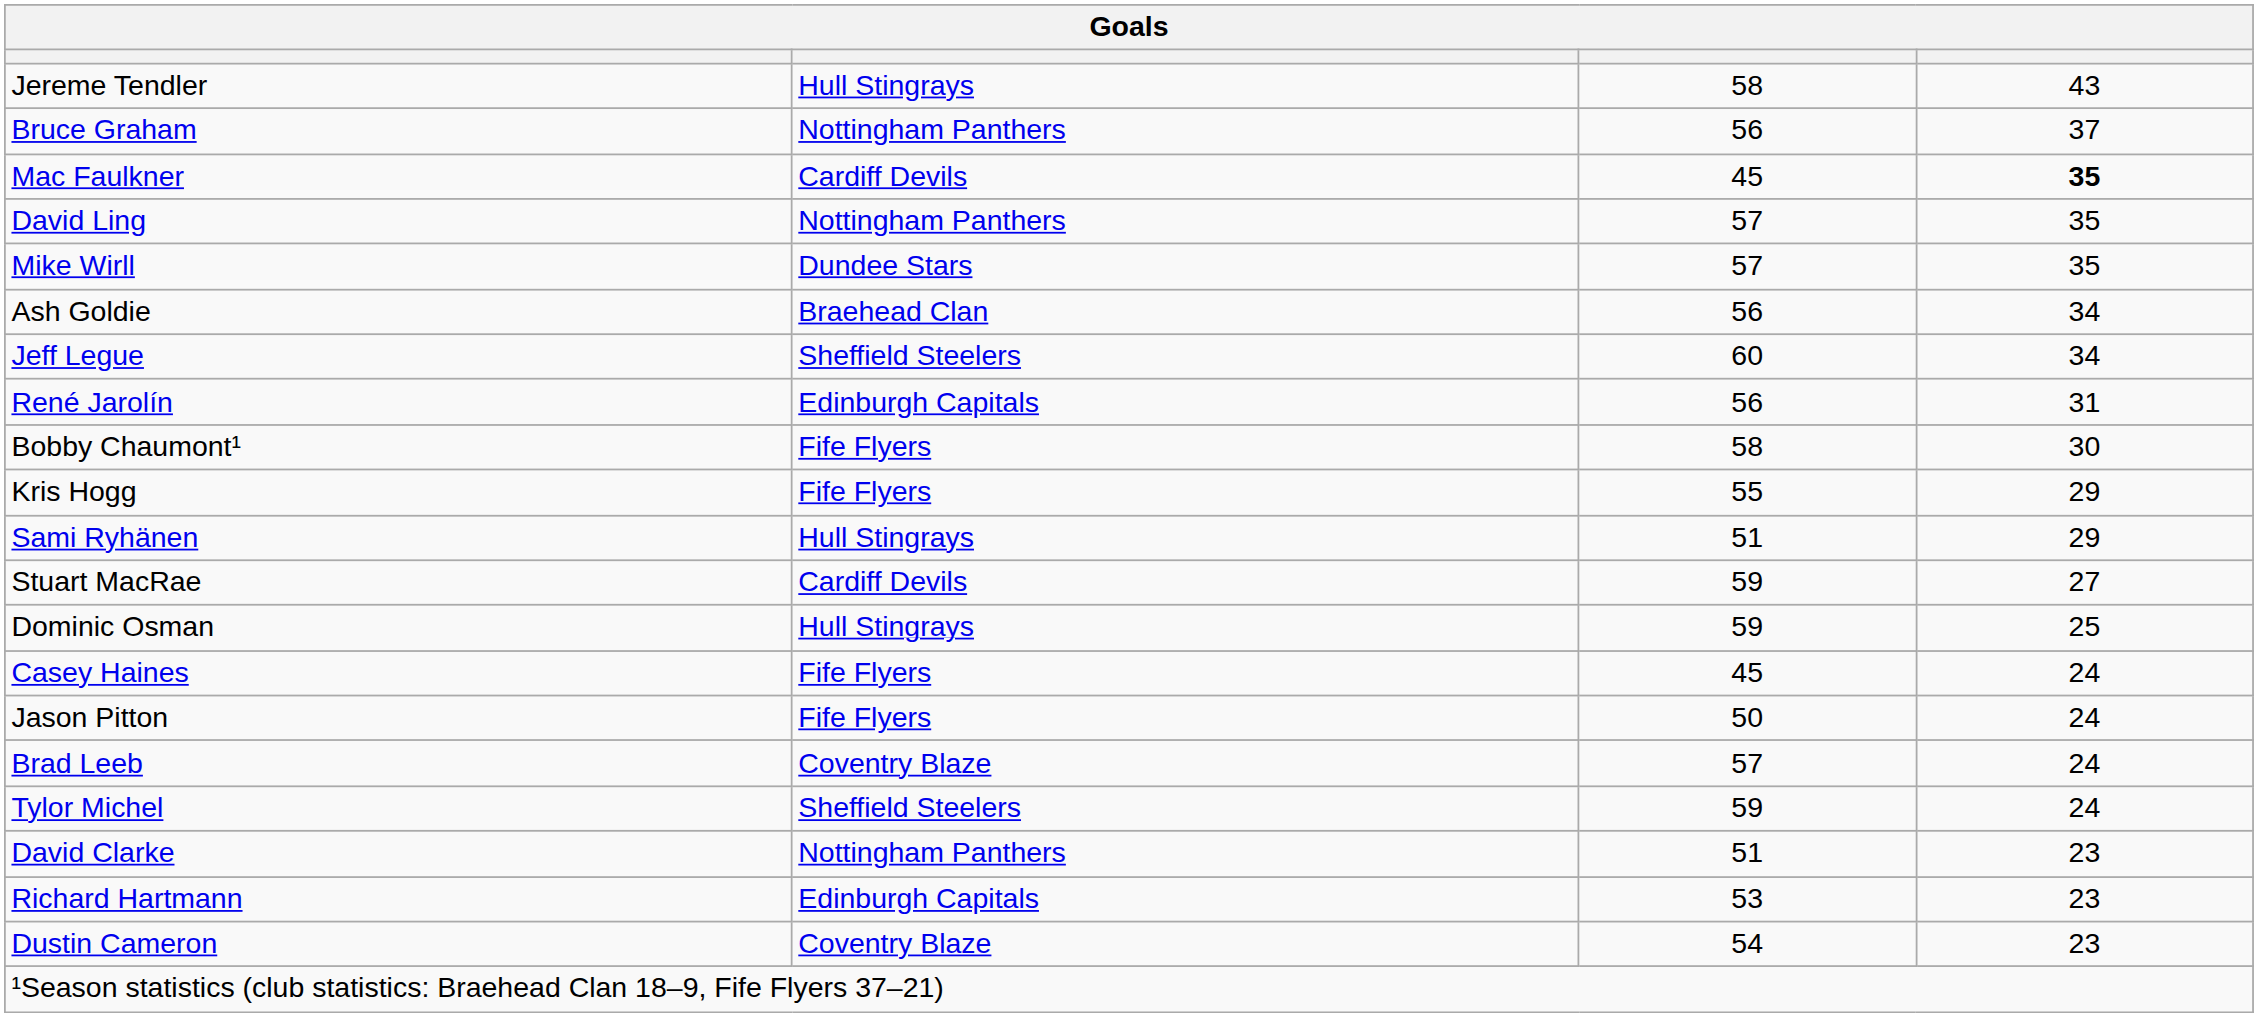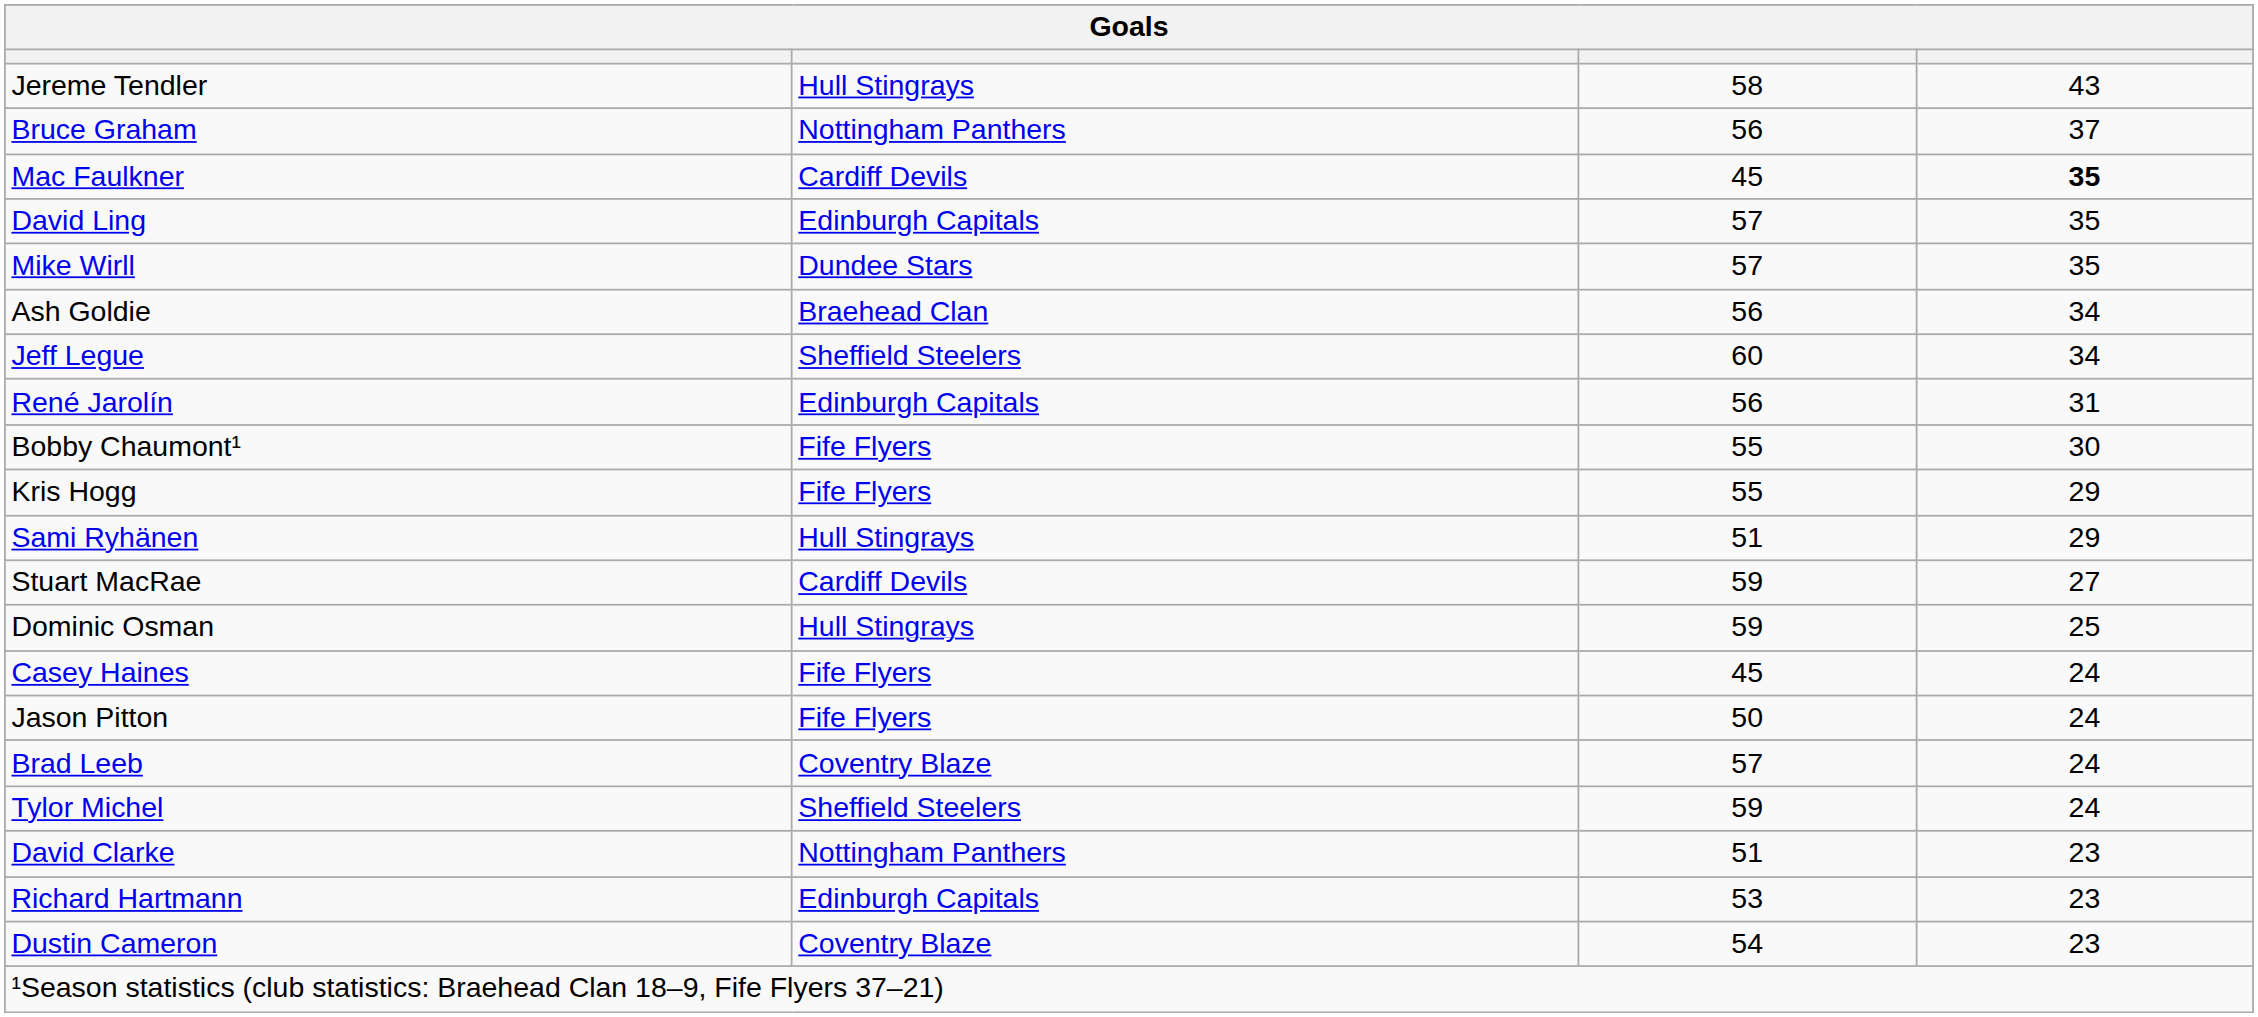(932, 220) Nottingham Panthers -> (919, 220) Edinburgh Capitals
(1747, 446) 58 -> (1747, 446) 55
